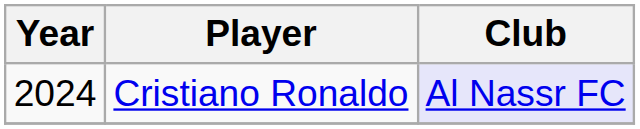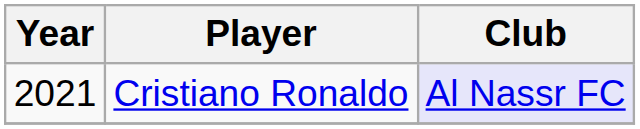(55, 92) 2024 -> (55, 92) 2021
